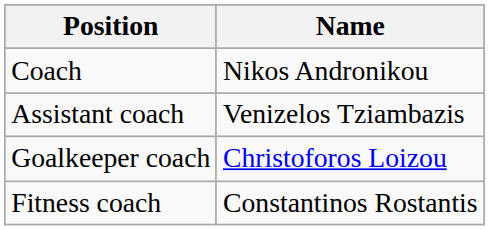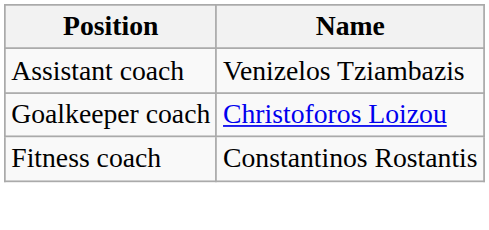- row: (47, 70)
